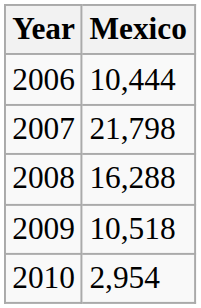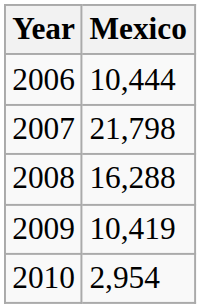(133, 228) 10,518 -> (133, 228) 10,419
